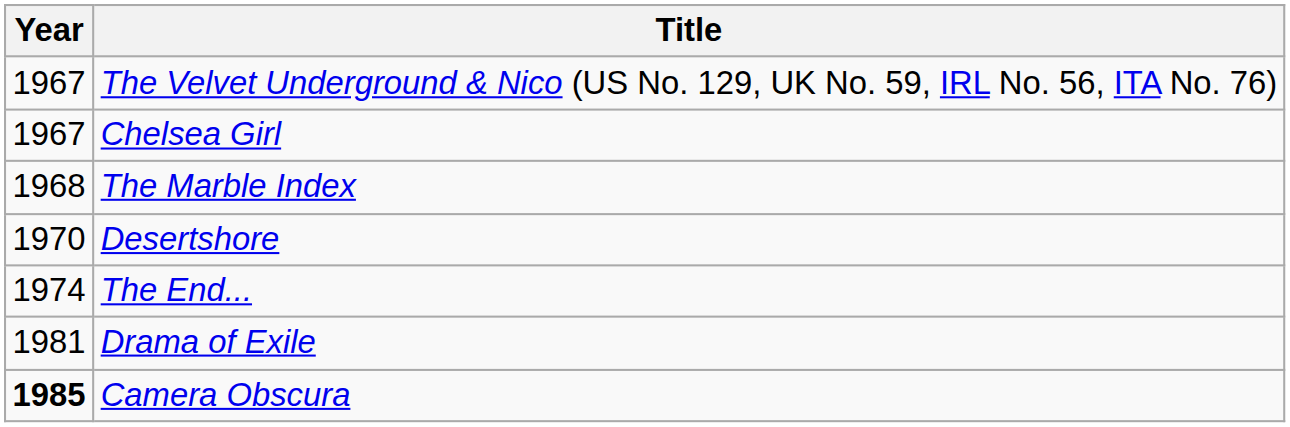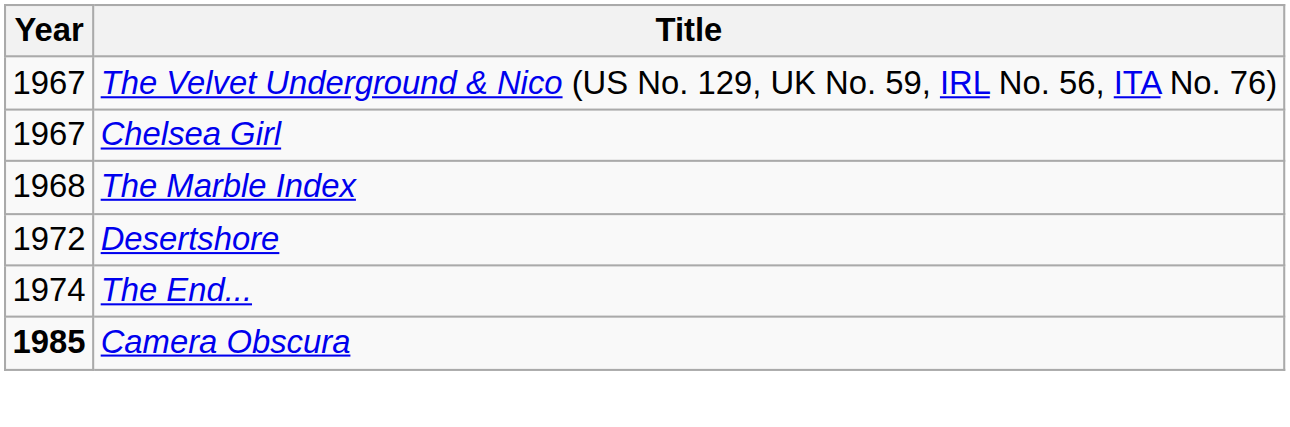(49, 238) 1970 -> (49, 238) 1972
- row: (208, 342)
